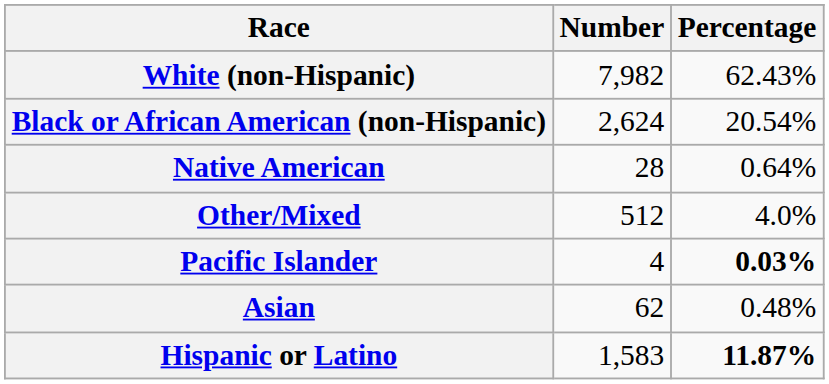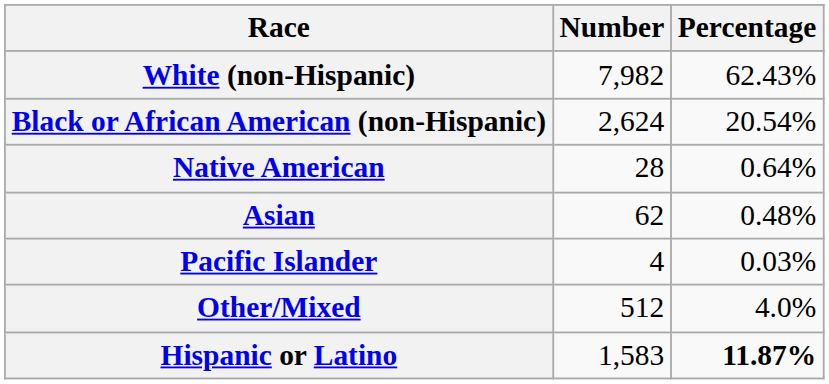rows swapped: (279, 307) <-> (279, 214)
(776, 261) bold -> (778, 261) normal
